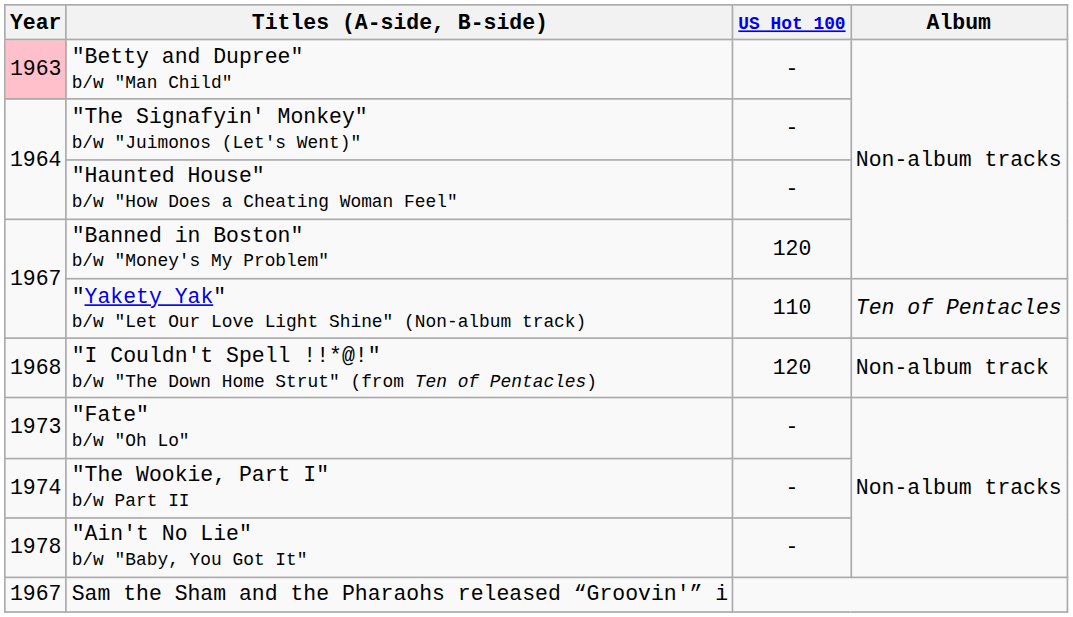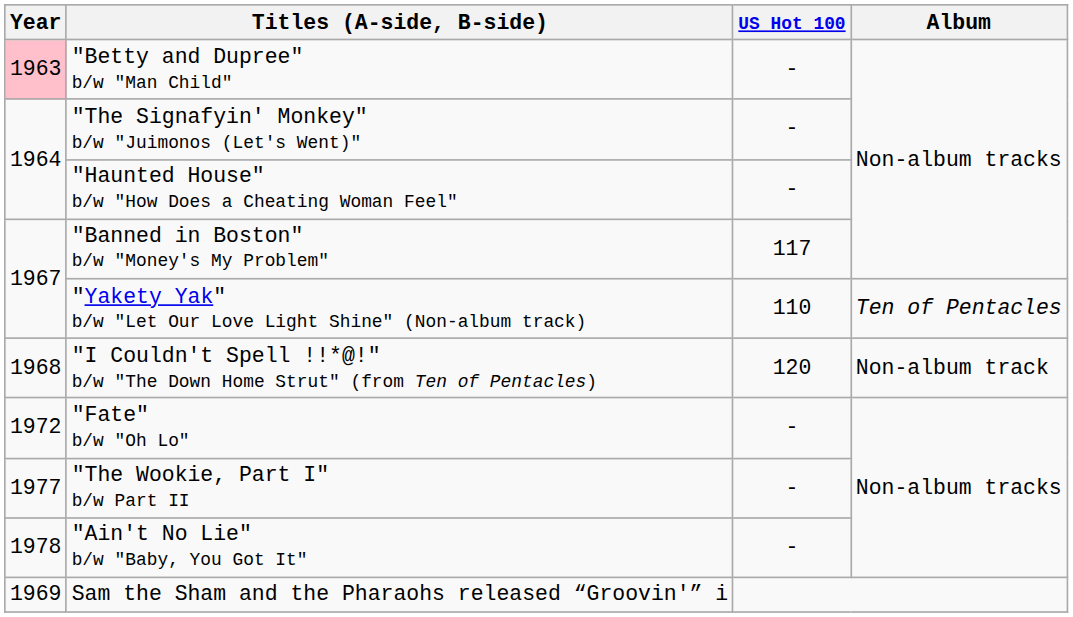(792, 249) 120 -> (792, 249) 117
(36, 428) 1973 -> (36, 428) 1972
(36, 488) 1974 -> (36, 488) 1977
(36, 595) 1967 -> (36, 595) 1969
